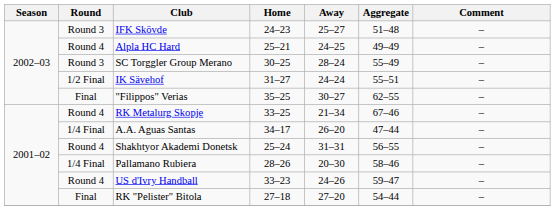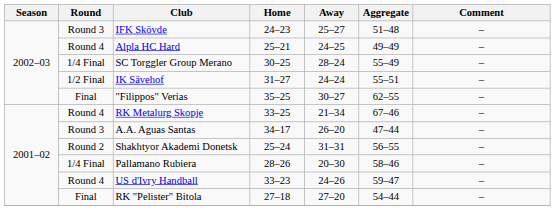(86, 63) Round 3 -> (86, 63) 1/4 Final
(86, 130) 1/4 Final -> (86, 130) Round 3
(86, 146) Round 4 -> (86, 146) Round 2
